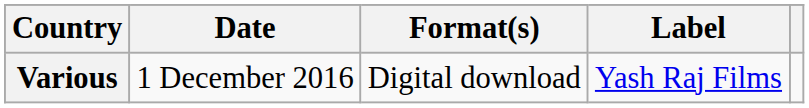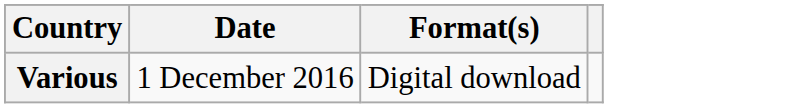- column: (688, 28)
